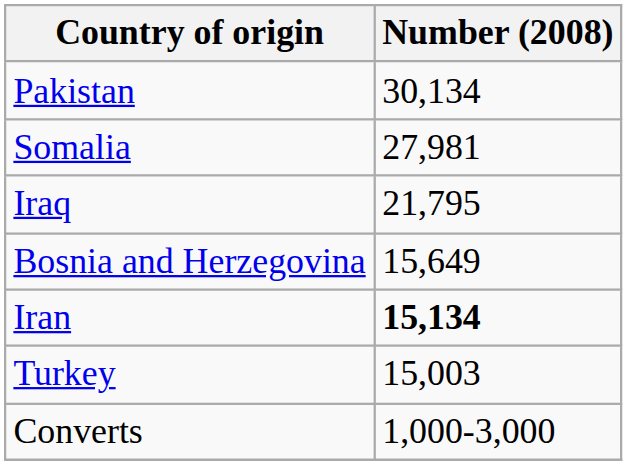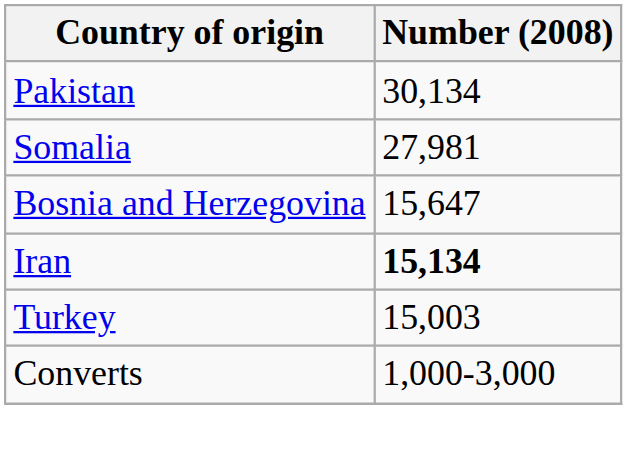- row: (42, 203)
(431, 260) 15,649 -> (431, 203) 15,647
